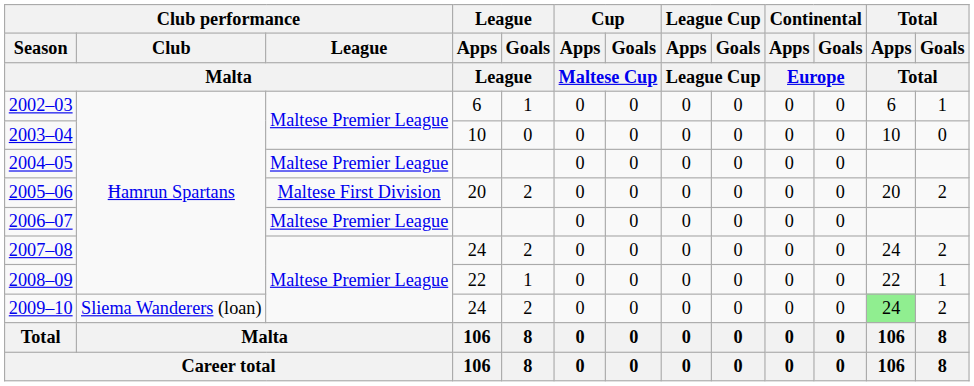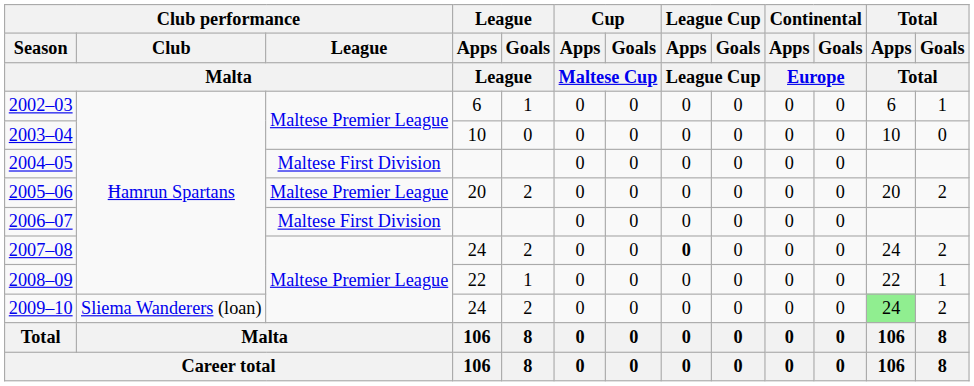(359, 163) Maltese Premier League -> (359, 163) Maltese First Division
(359, 192) Maltese First Division -> (359, 192) Maltese Premier League
(359, 221) Maltese Premier League -> (359, 221) Maltese First Division
(686, 250) normal -> (686, 250) bold
